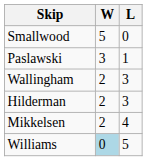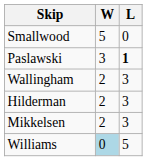(125, 58) normal -> (125, 58) bold
(125, 123) 4 -> (125, 123) 3
